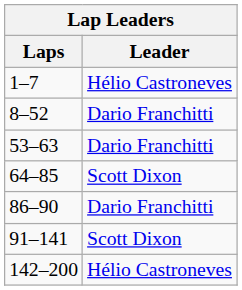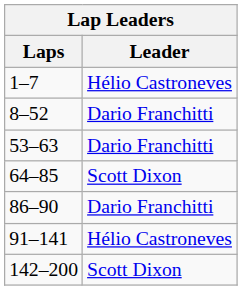(134, 238) Scott Dixon -> (160, 238) Hélio Castroneves
(160, 269) Hélio Castroneves -> (134, 269) Scott Dixon
